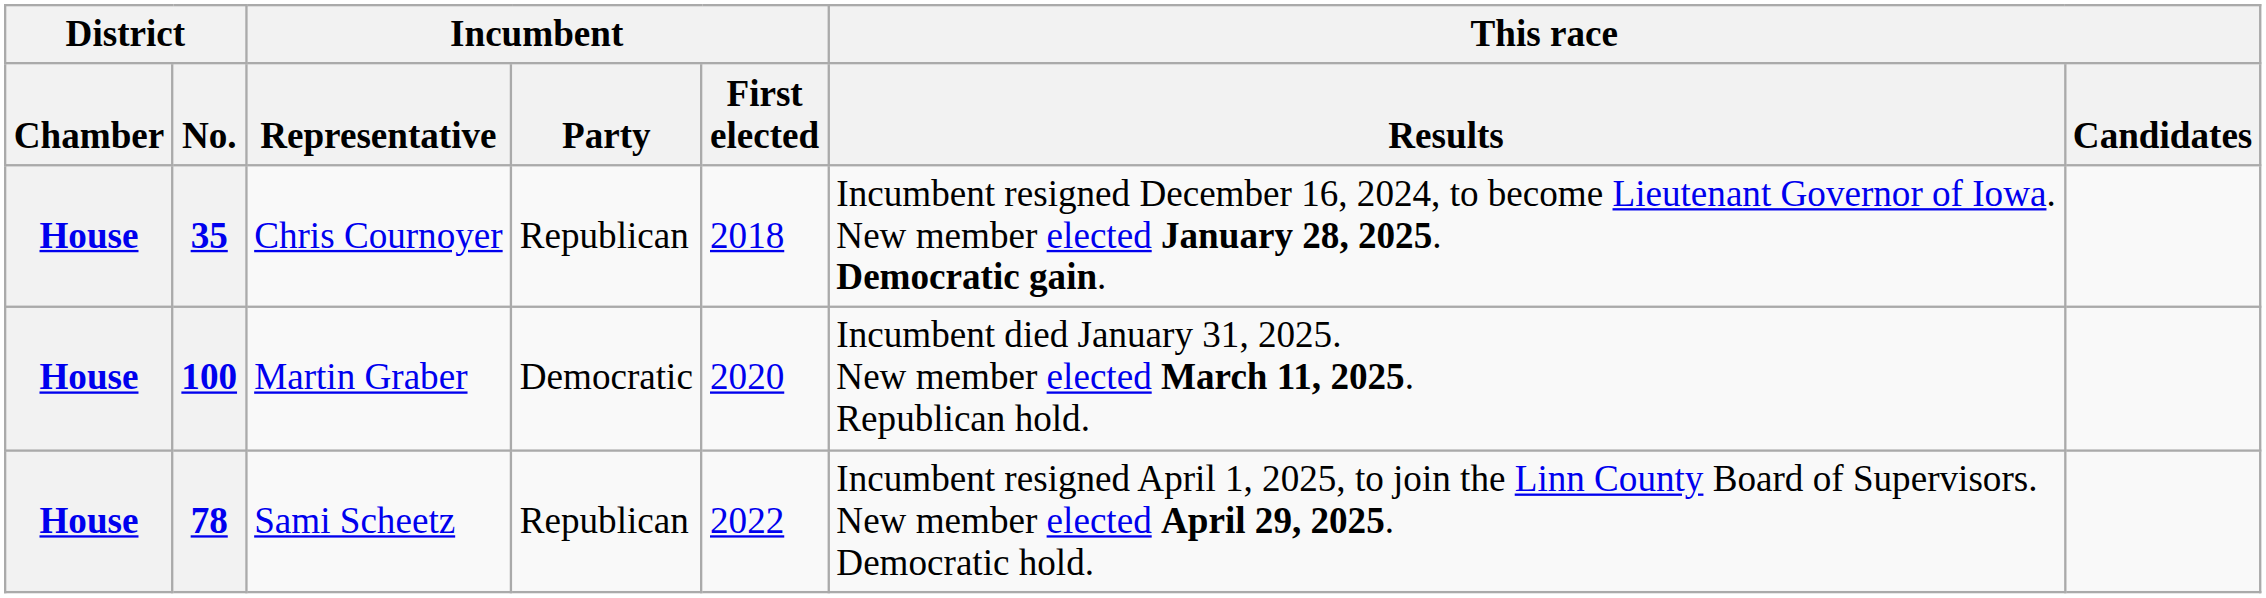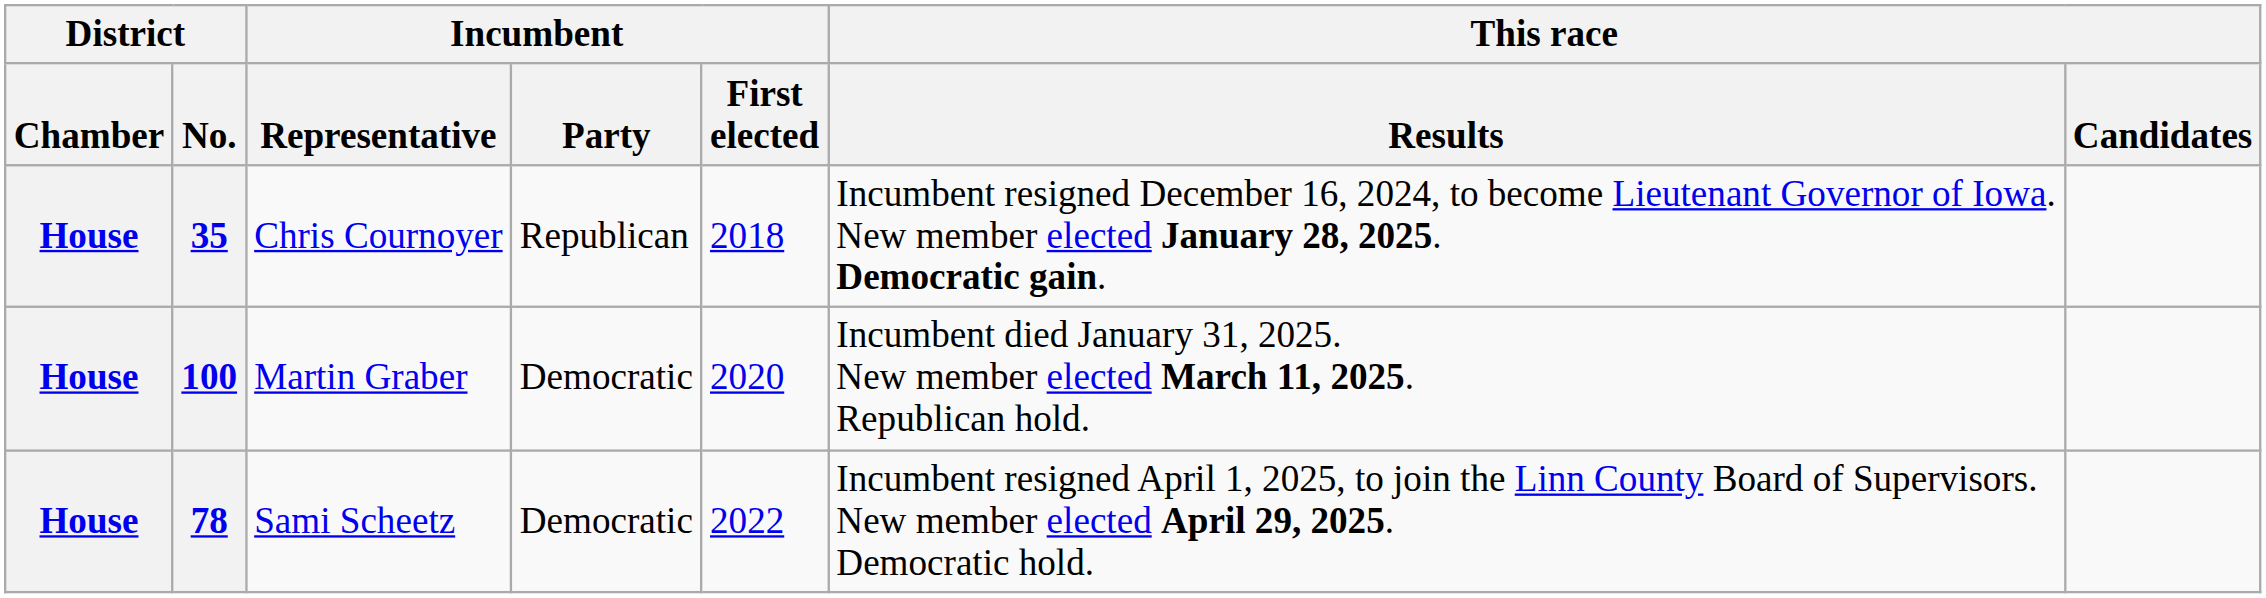(604, 519) Republican -> (606, 519) Democratic
